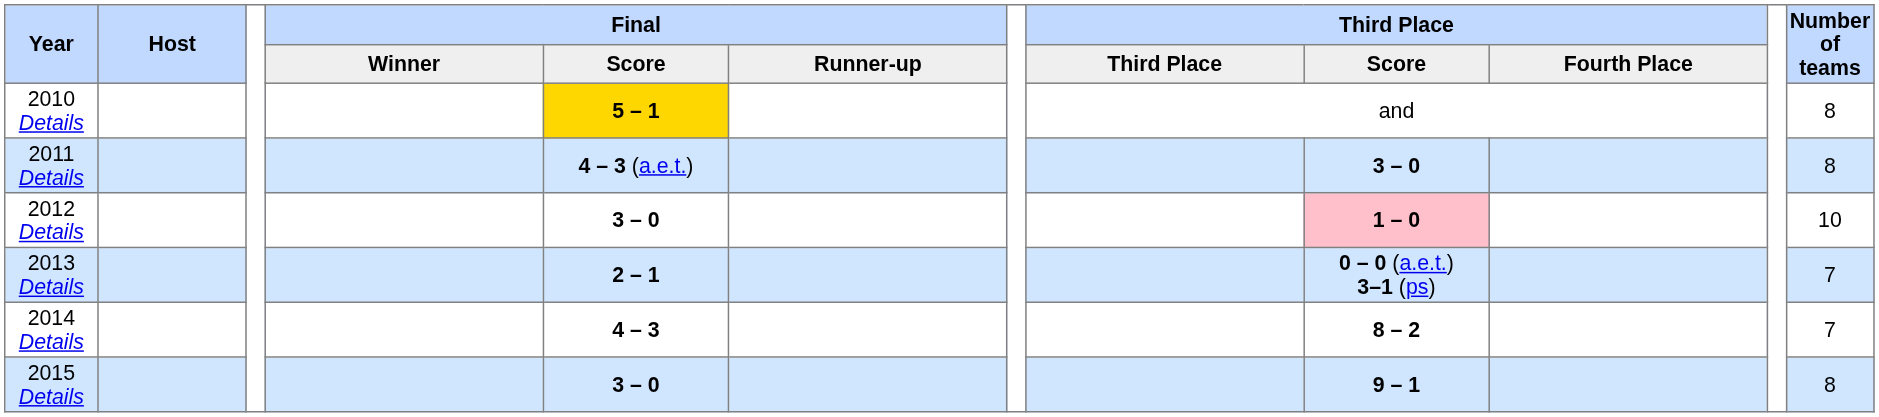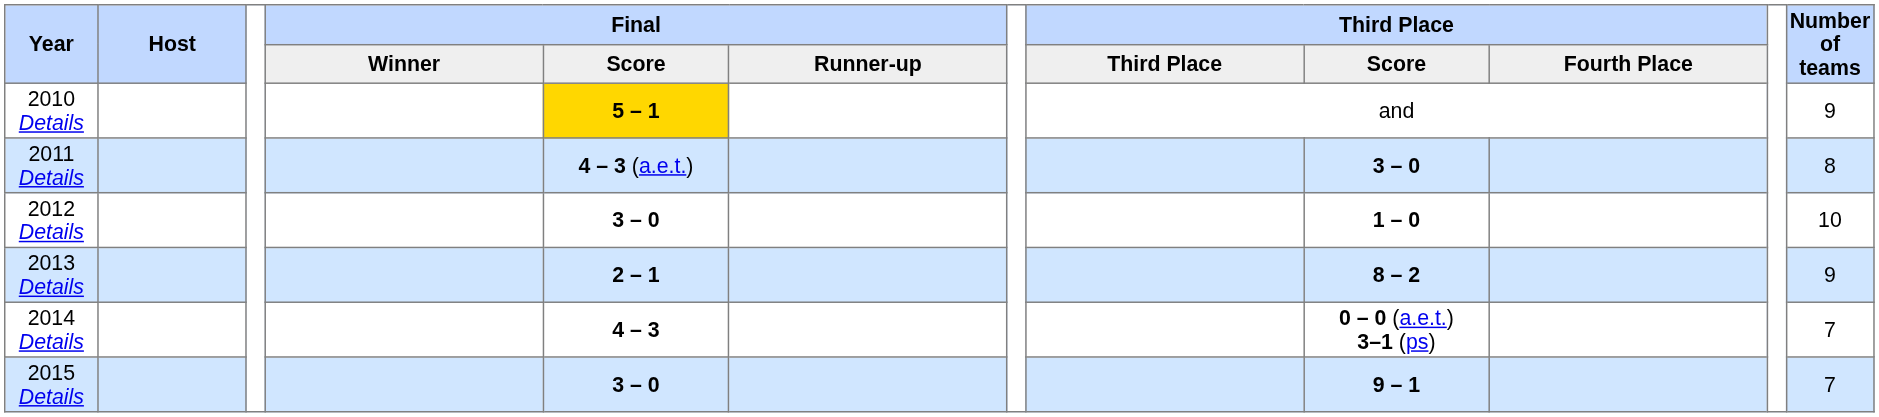(1830, 111) 8 -> (1830, 111) 9
(1396, 220) pink background -> (1396, 220) no background
(1396, 275) 0 – 0 (a.e.t.) 3–1 (ps) -> (1396, 275) 8 – 2
(1830, 275) 7 -> (1830, 275) 9
(1396, 330) 8 – 2 -> (1396, 330) 0 – 0 (a.e.t.) 3–1 (ps)
(1830, 384) 8 -> (1830, 384) 7
